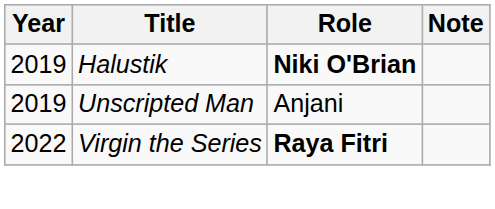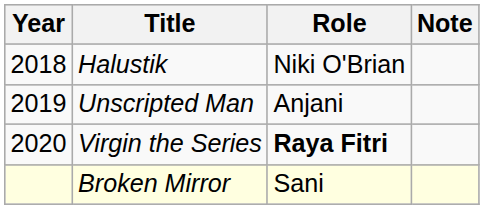(39, 64) 2019 -> (39, 64) 2018
(345, 64) bold -> (339, 64) normal
(39, 143) 2022 -> (39, 143) 2020
+ row: (154, 183)
